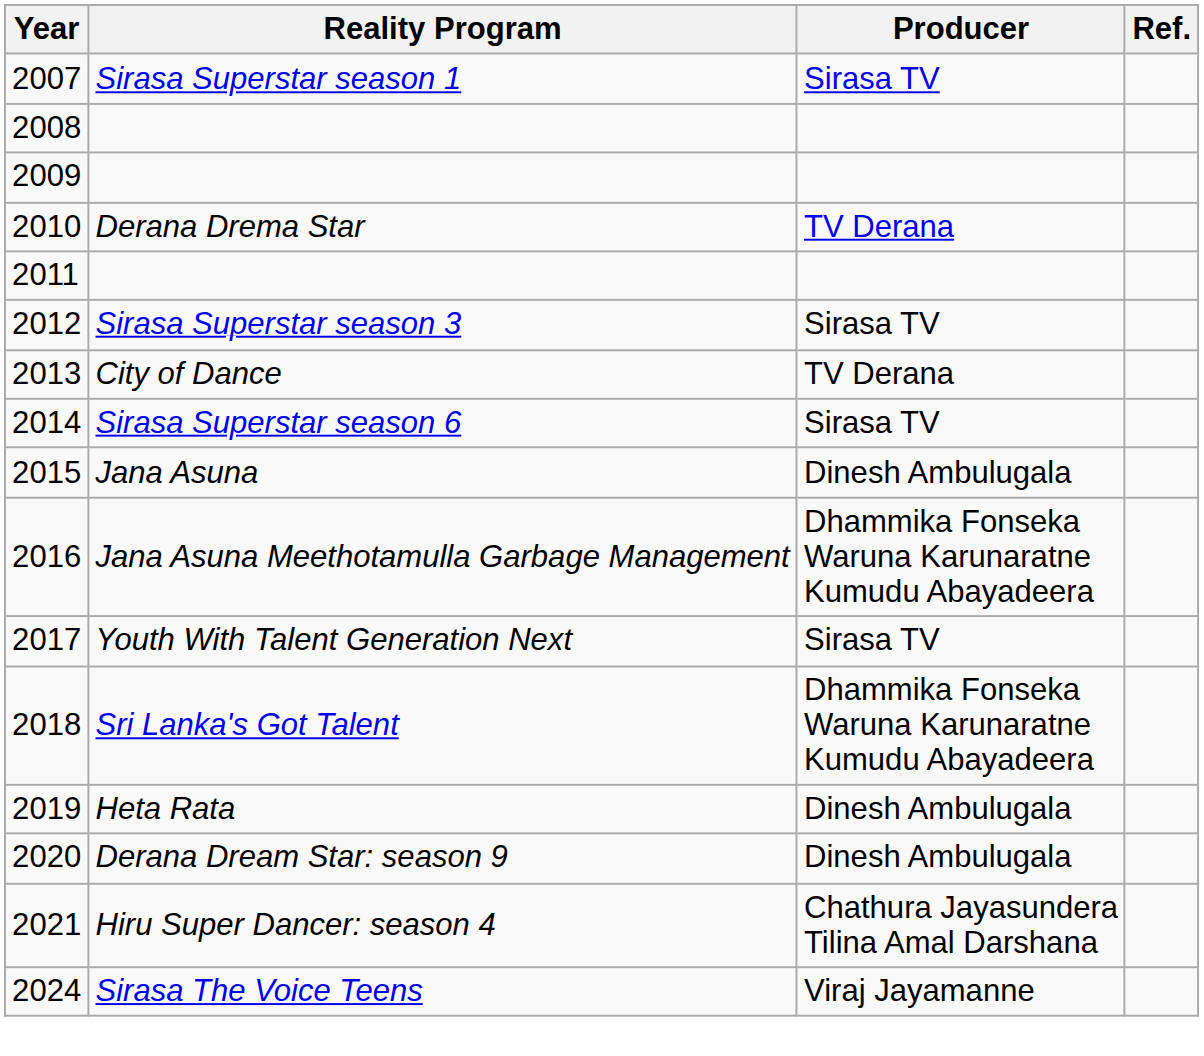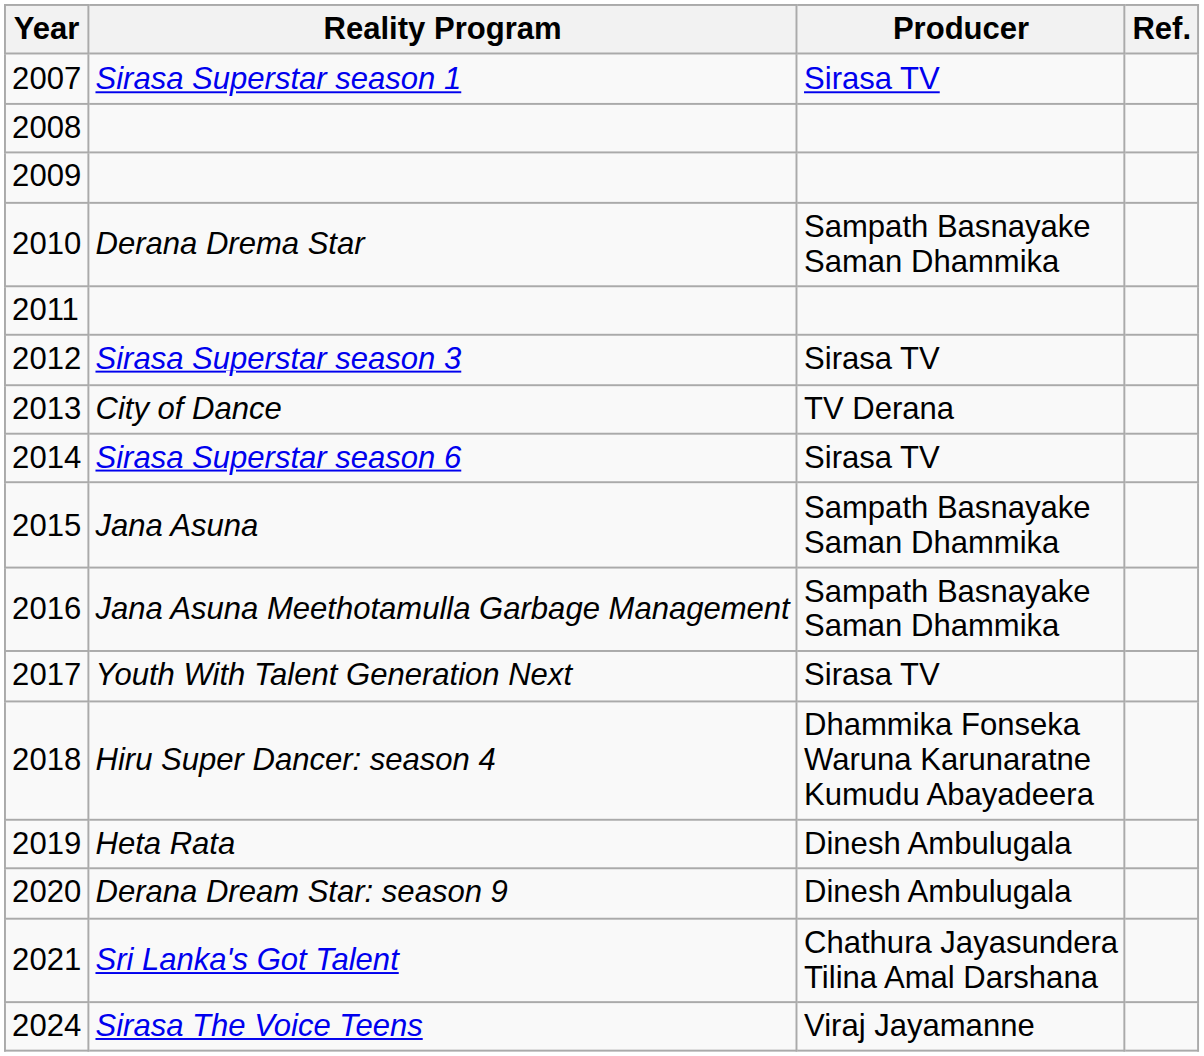(879, 226) TV Derana -> (947, 243) Sampath Basnayake Saman Dhammika
(938, 472) Dinesh Ambulugala -> (947, 524) Sampath Basnayake Saman Dhammika
(949, 556) Dhammika Fonseka Waruna Karunaratne Kumudu Abayadeera -> (947, 608) Sampath Basnayake Saman Dhammika
(247, 724) Sri Lanka's Got Talent -> (296, 759) Hiru Super Dancer: season 4
(296, 924) Hiru Super Dancer: season 4 -> (247, 959) Sri Lanka's Got Talent
